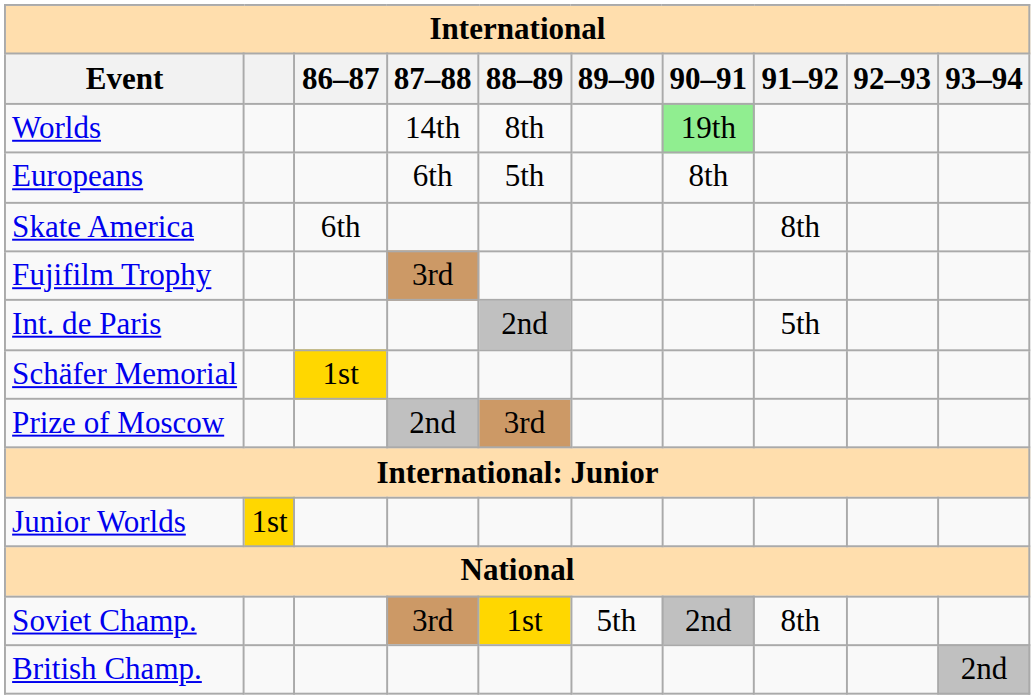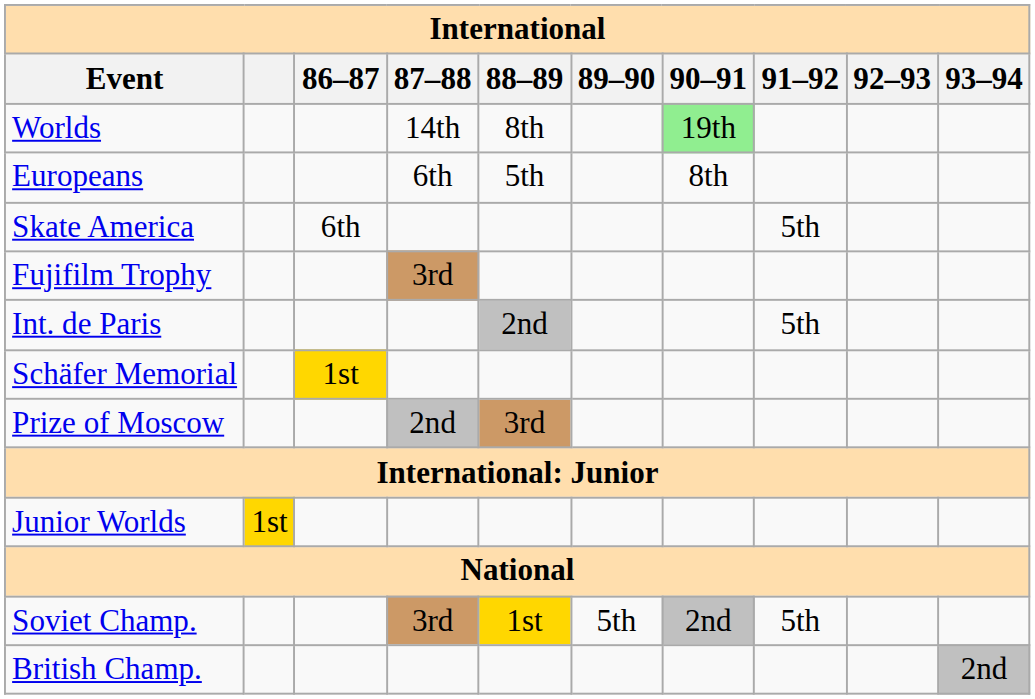(800, 226) 8th -> (800, 226) 5th
(800, 619) 8th -> (800, 619) 5th
